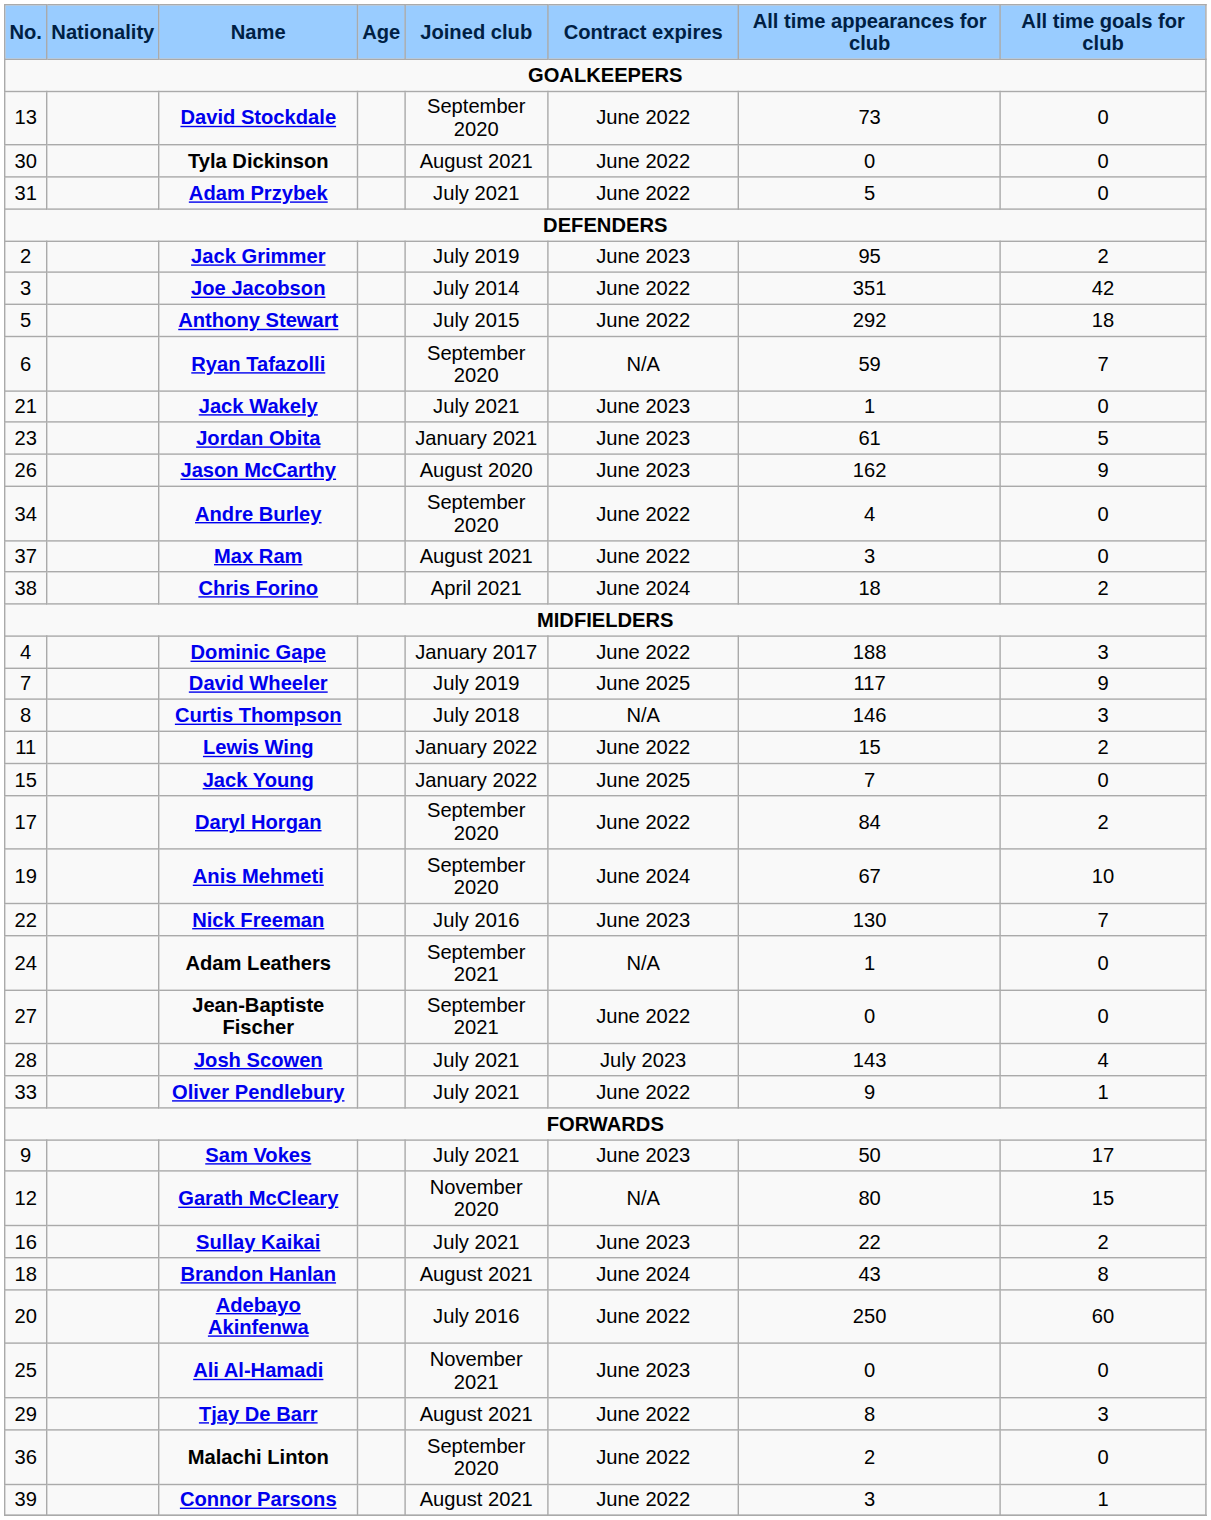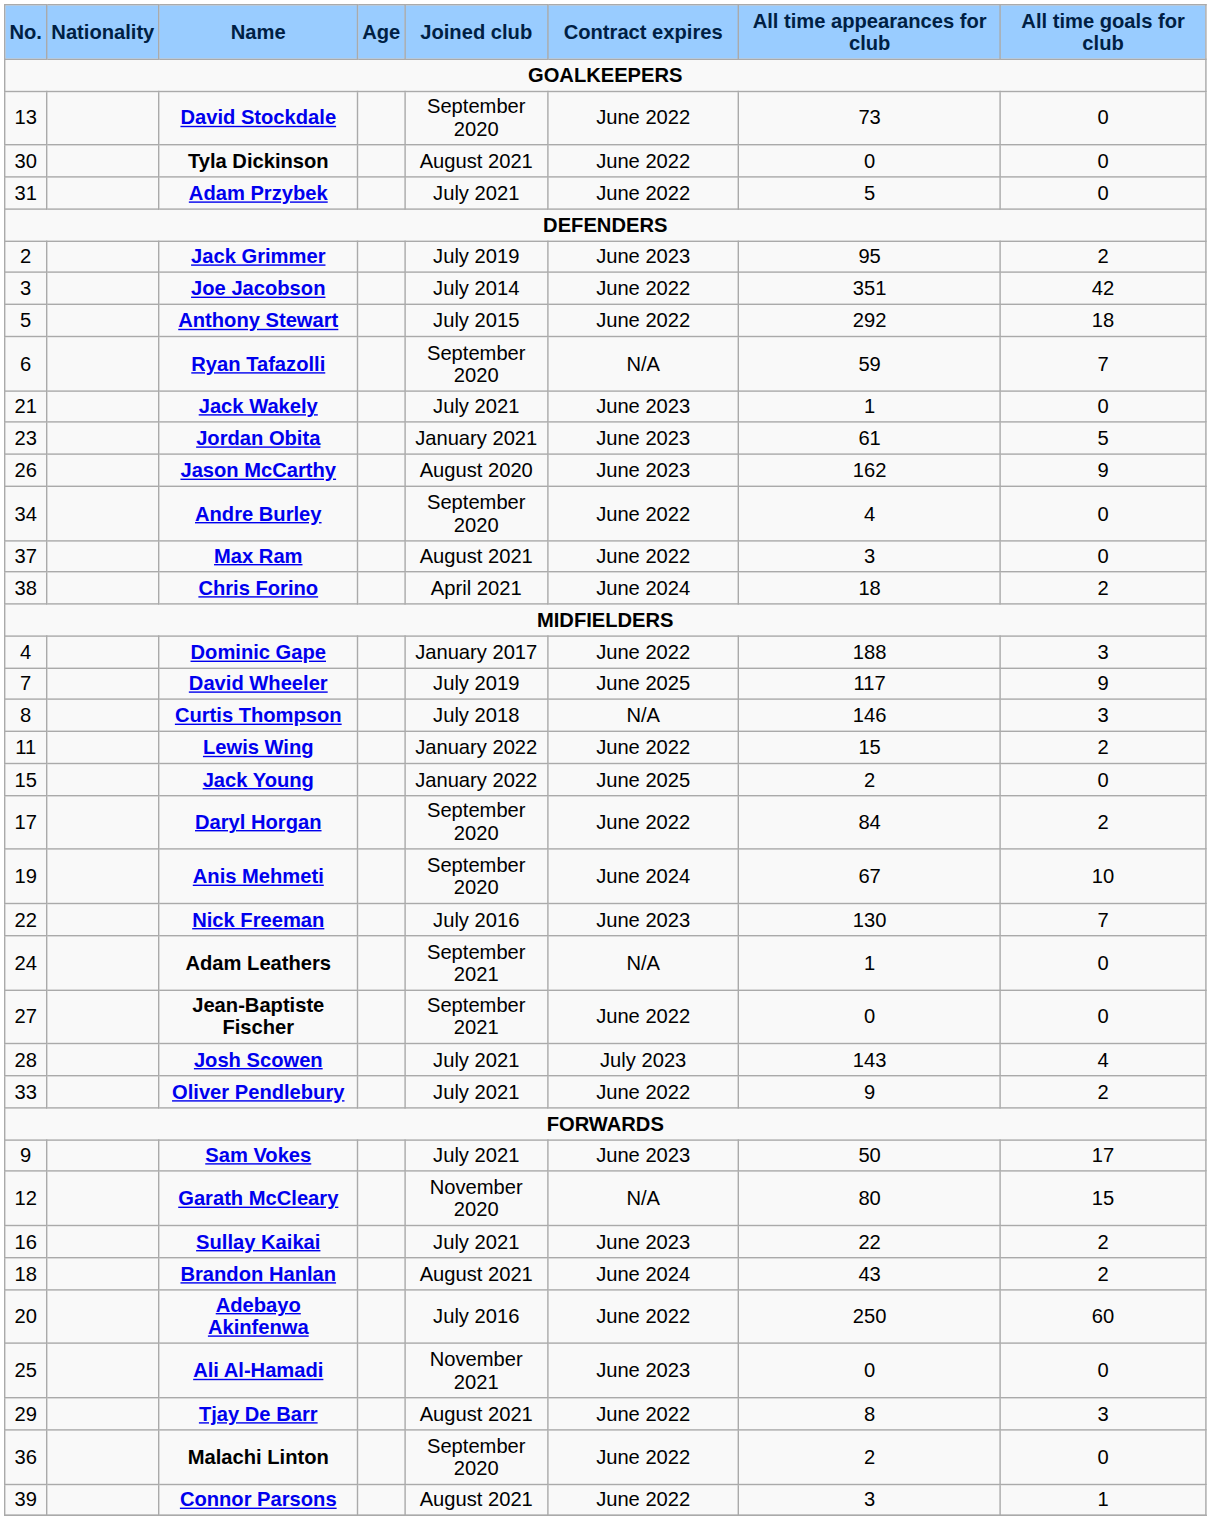(870, 779) 7 -> (870, 779) 2
(1103, 1092) 1 -> (1103, 1092) 2
(1103, 1274) 8 -> (1103, 1274) 2
